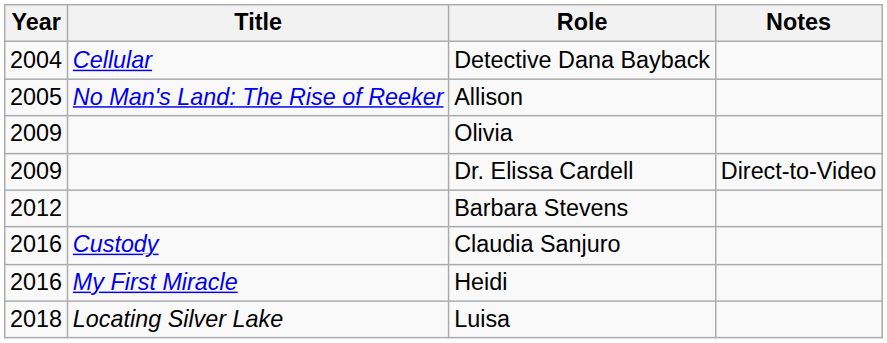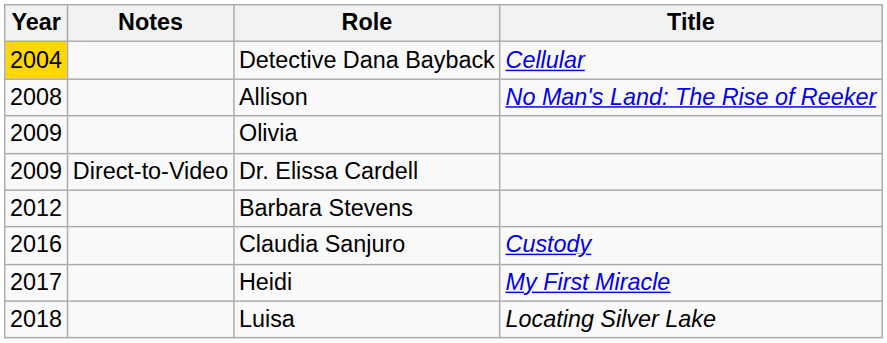columns swapped: (258, 23) <-> (798, 23)
(36, 60) no background -> (36, 60) gold background
(36, 97) 2005 -> (36, 97) 2008
(36, 282) 2016 -> (36, 282) 2017
